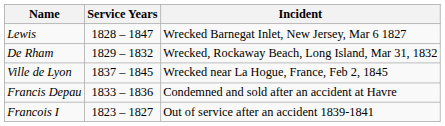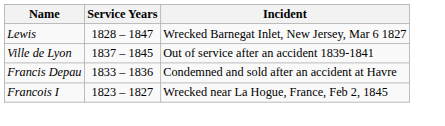- row: (30, 53)
(275, 72) Wrecked near La Hogue, France, Feb 2, 1845 -> (269, 53) Out of service after an accident 1839-1841
(269, 111) Out of service after an accident 1839-1841 -> (275, 92) Wrecked near La Hogue, France, Feb 2, 1845
